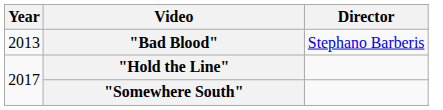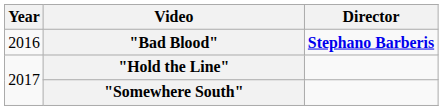(24, 42) 2013 -> (24, 42) 2016
(366, 42) normal -> (371, 42) bold
